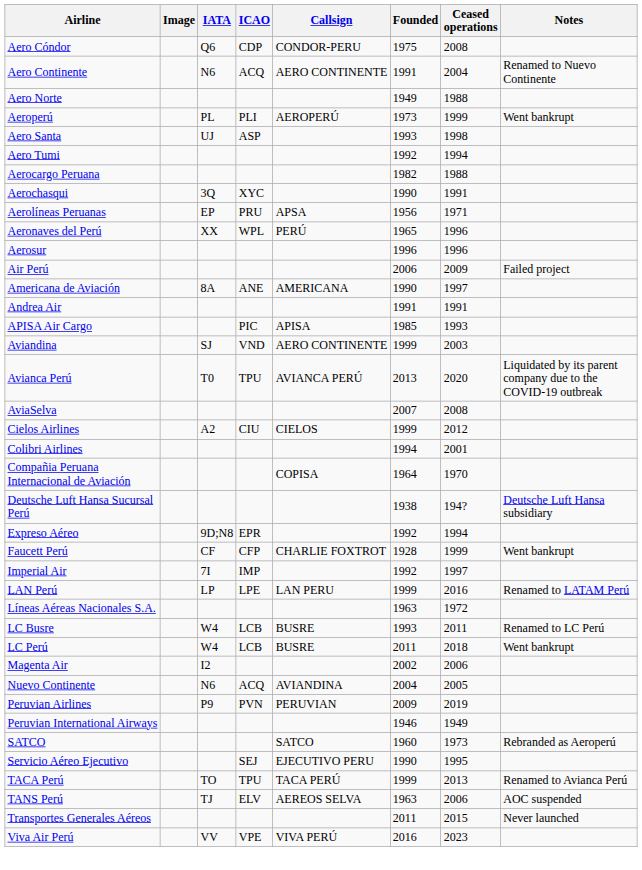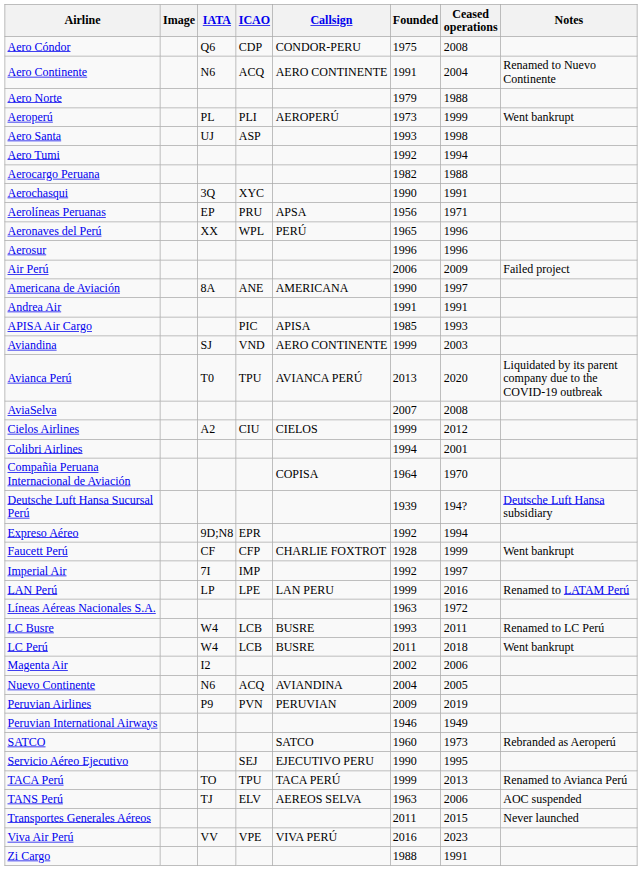(405, 98) 1949 -> (405, 98) 1979
(405, 506) 1938 -> (405, 506) 1939
+ row: (29, 856)
